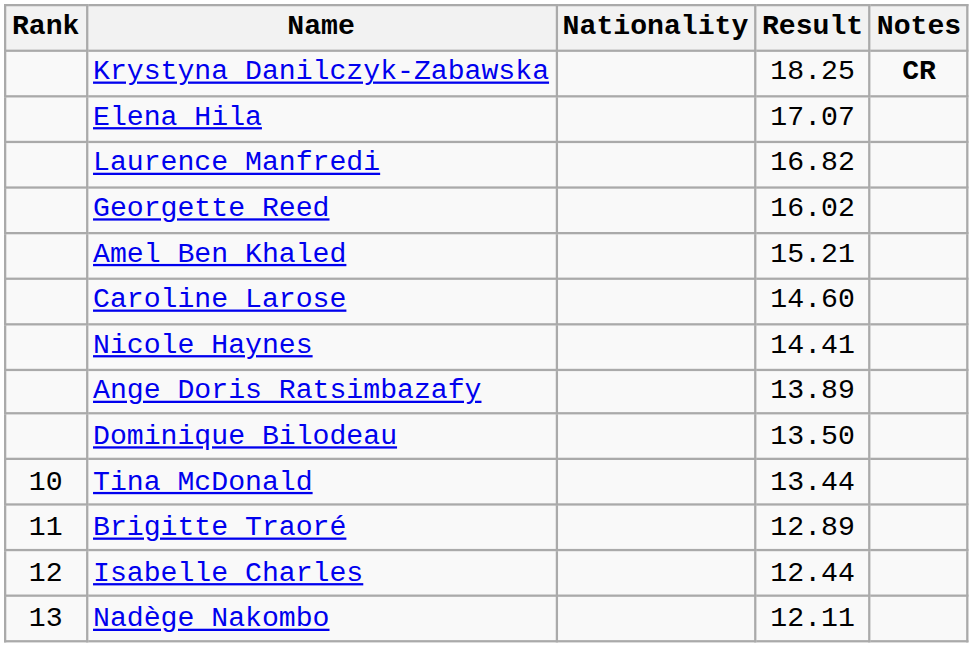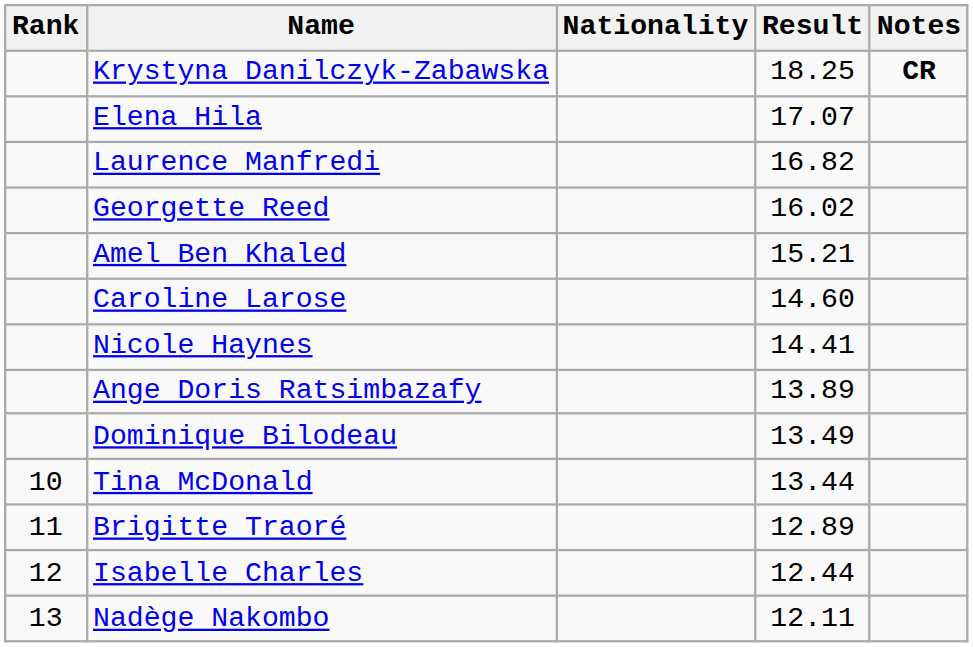(813, 437) 13.50 -> (813, 437) 13.49
